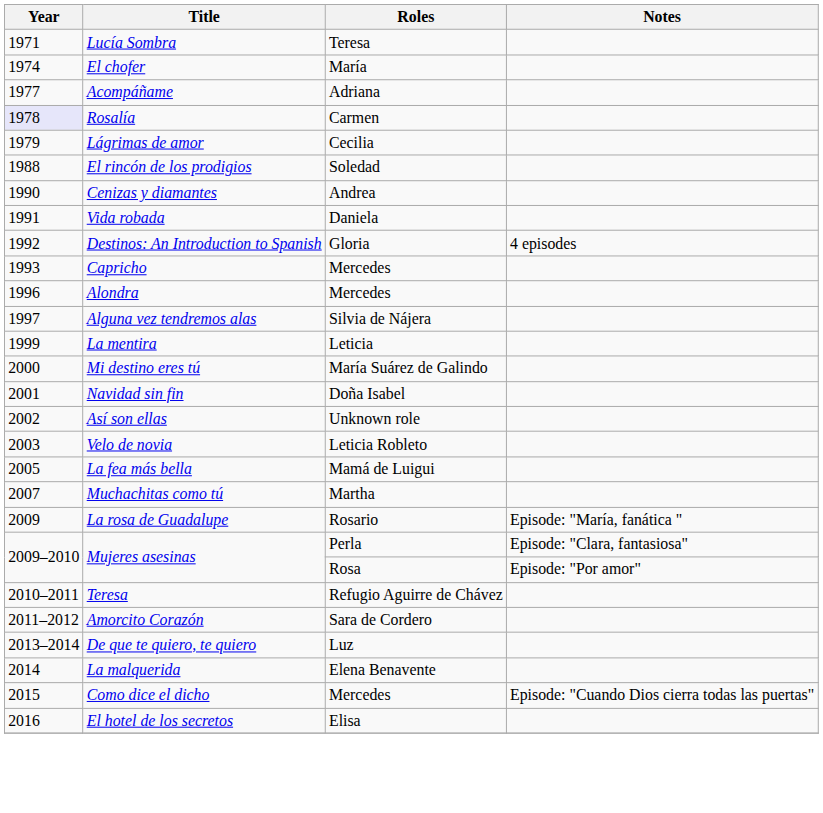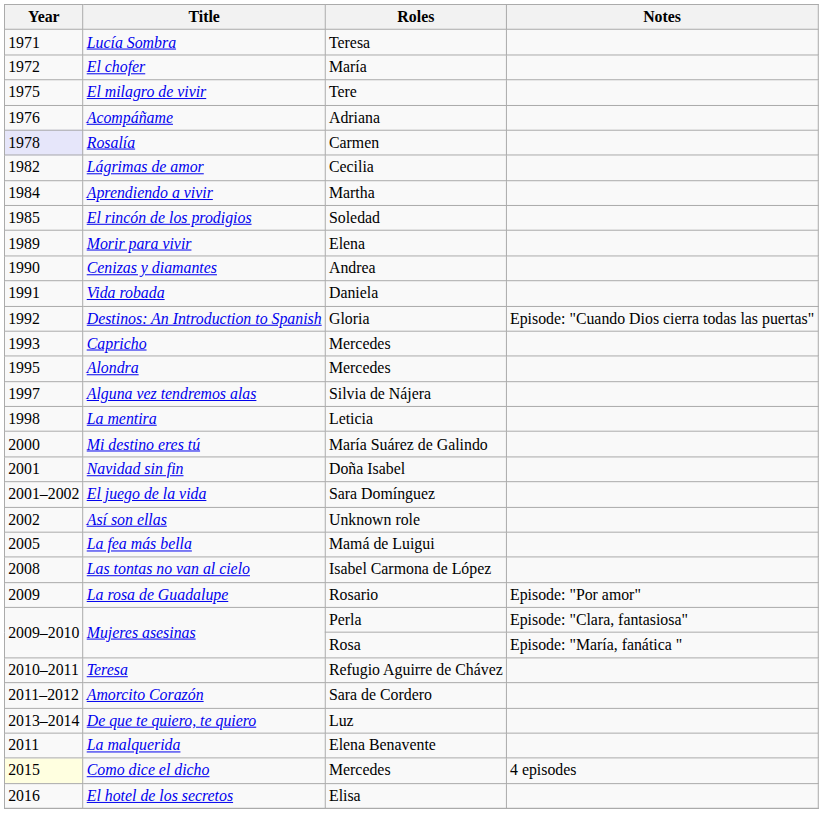(24, 67) 1974 -> (24, 67) 1972
+ row: (146, 92)
(24, 92) 1977 -> (24, 117) 1976
(24, 142) 1979 -> (24, 167) 1982
+ row: (150, 192)
(24, 167) 1988 -> (24, 218) 1985
+ row: (139, 243)
(543, 243) 4 episodes -> (662, 318) Episode: "Cuando Dios cierra todas las puertas"
(24, 293) 1996 -> (24, 368) 1995
(24, 343) 1999 -> (24, 419) 1998
+ row: (147, 494)
- row: (129, 444)
- row: (155, 494)
+ row: (168, 569)
(596, 519) Episode: "María, fanática " -> (575, 594) Episode: "Por amor"
(575, 569) Episode: "Por amor" -> (596, 645) Episode: "María, fanática "
(24, 670) 2014 -> (24, 745) 2011
(24, 695) no background -> (24, 770) lightyellow background
(662, 695) Episode: "Cuando Dios cierra todas las puertas" -> (543, 770) 4 episodes
